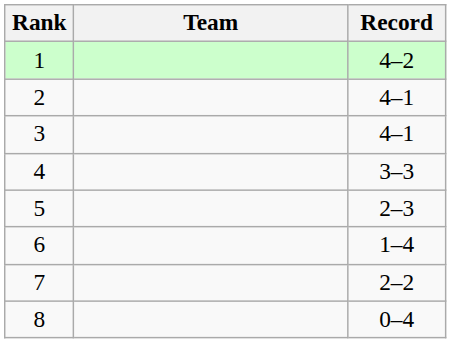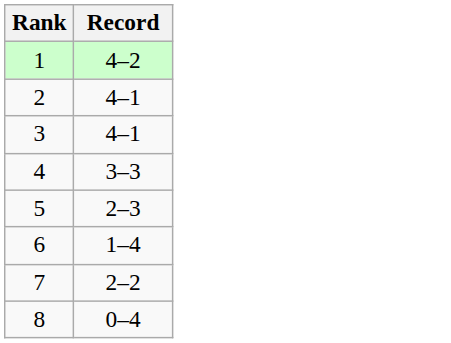- column: (211, 23)
